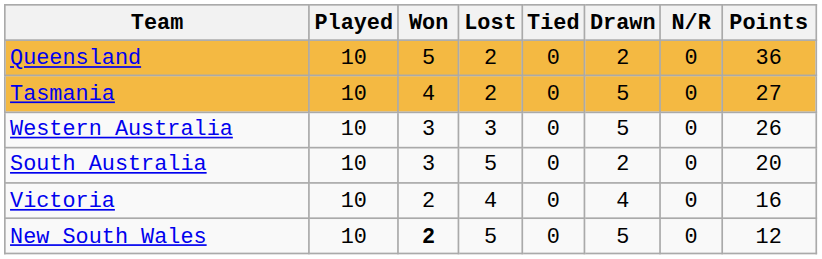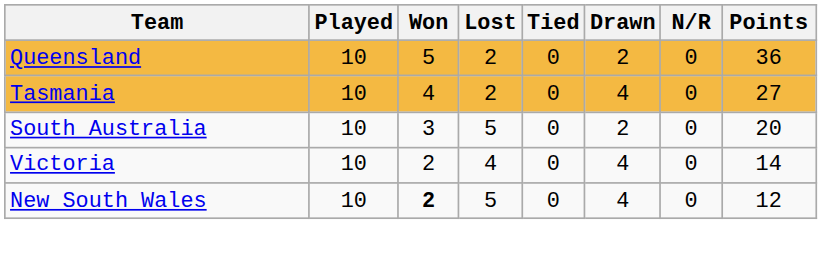(623, 94) 5 -> (623, 94) 4
- row: (121, 129)
(769, 201) 16 -> (769, 165) 14
(623, 236) 5 -> (623, 201) 4
